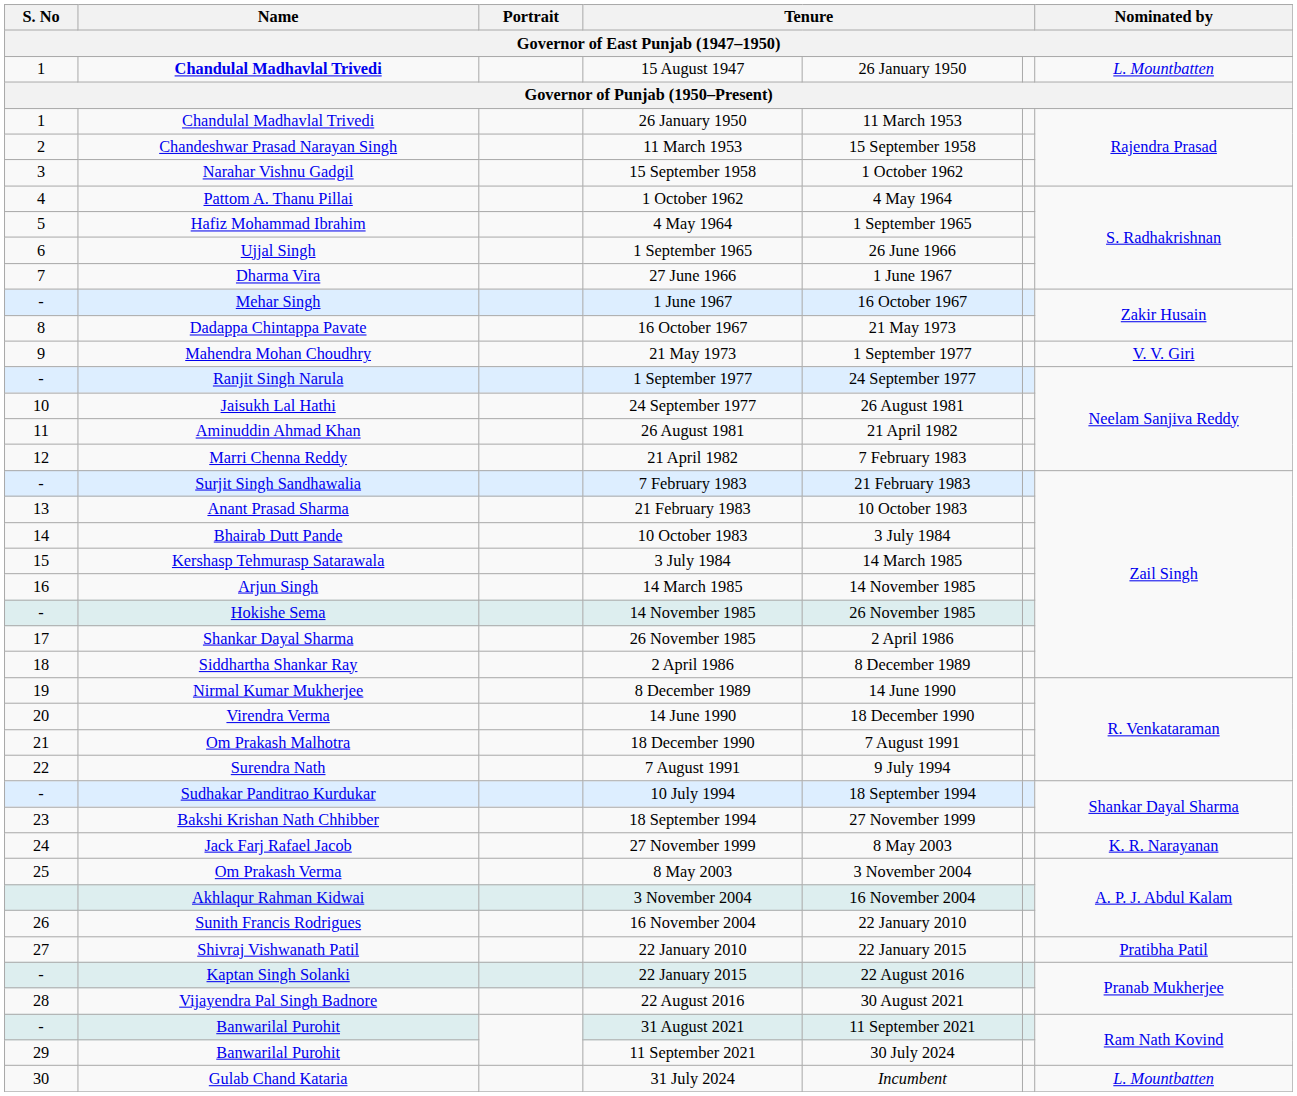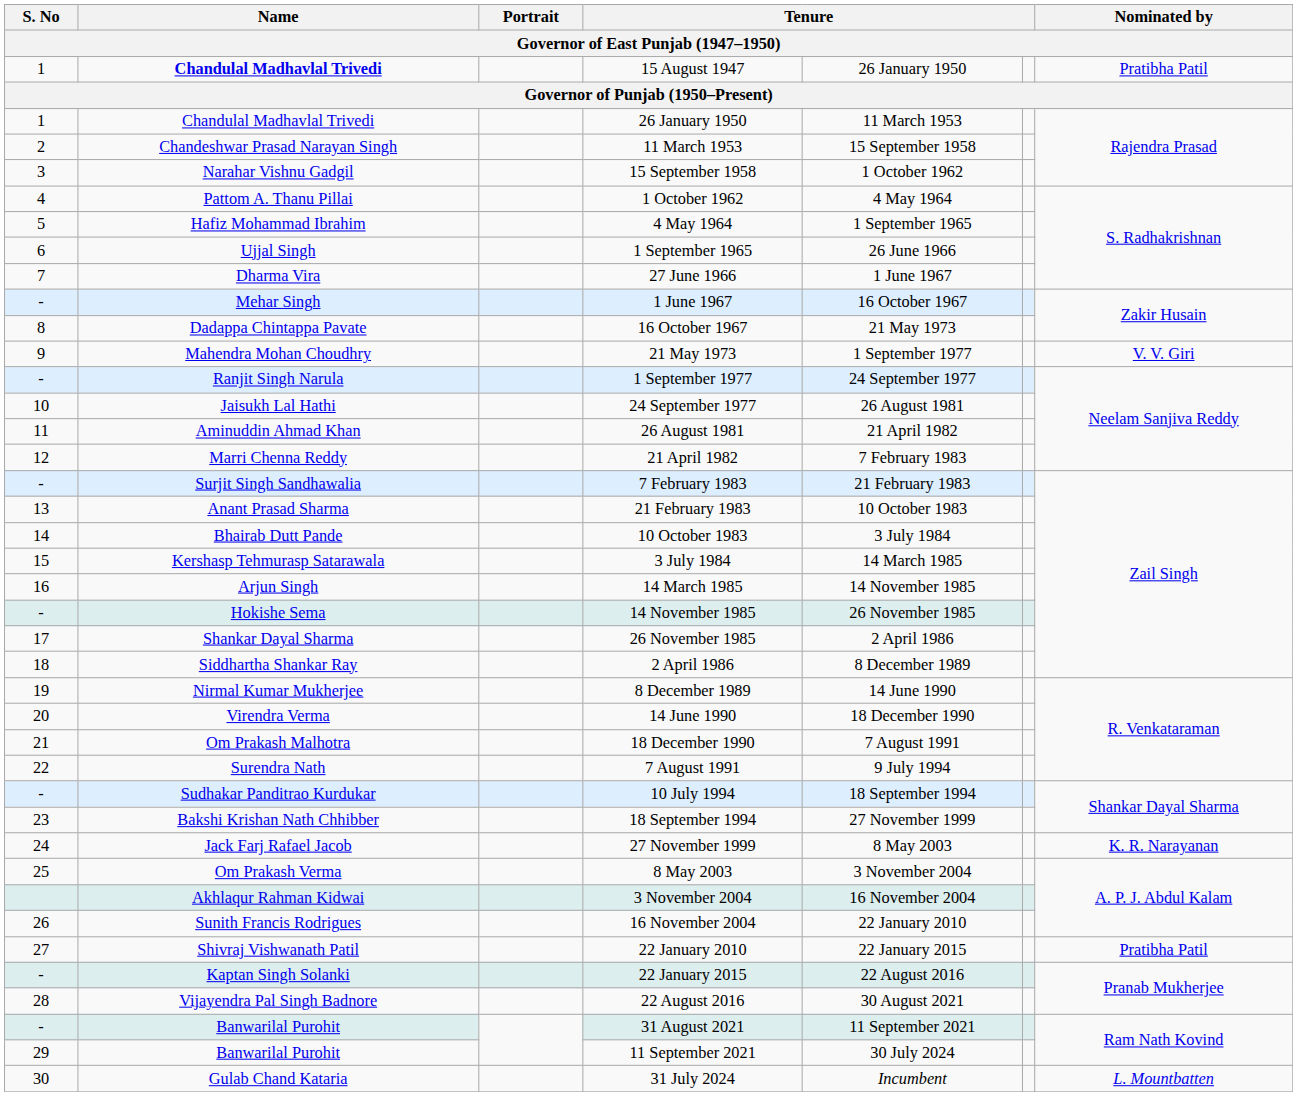(1164, 69) L. Mountbatten -> (1164, 69) Pratibha Patil
